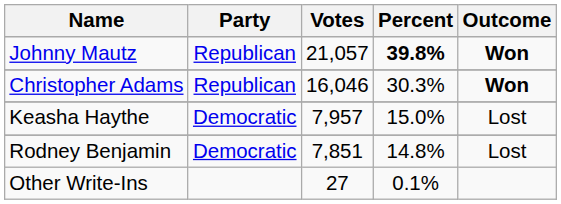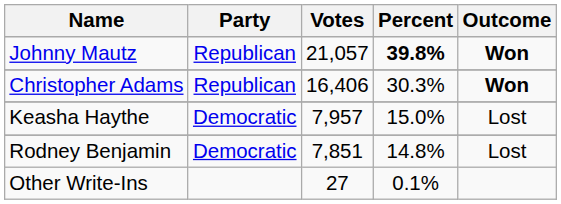(337, 85) 16,046 -> (337, 85) 16,406
